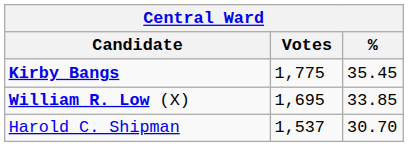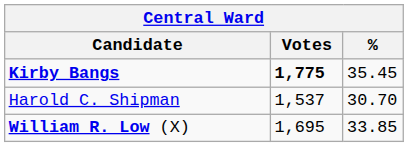(300, 73) normal -> (300, 73) bold
rows swapped: (99, 100) <-> (94, 128)
